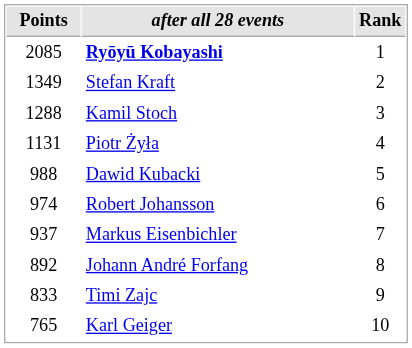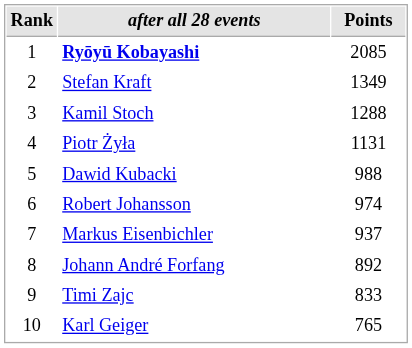columns swapped: (380, 21) <-> (44, 21)
